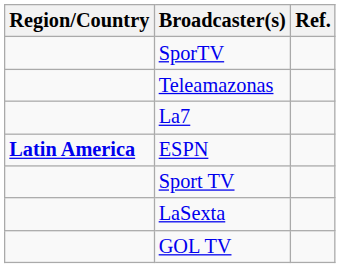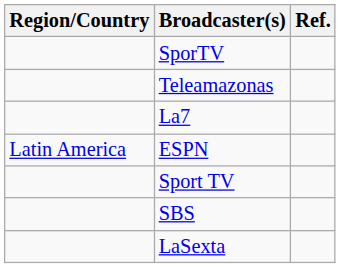(72, 149) bold -> (68, 149) normal
+ row: (177, 213)
- row: (195, 246)
